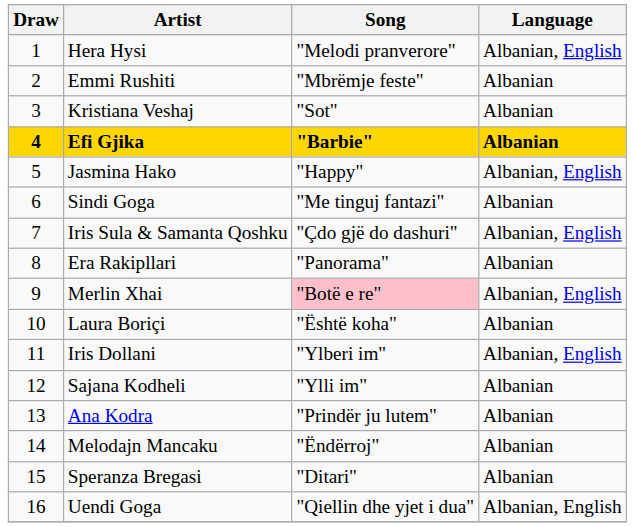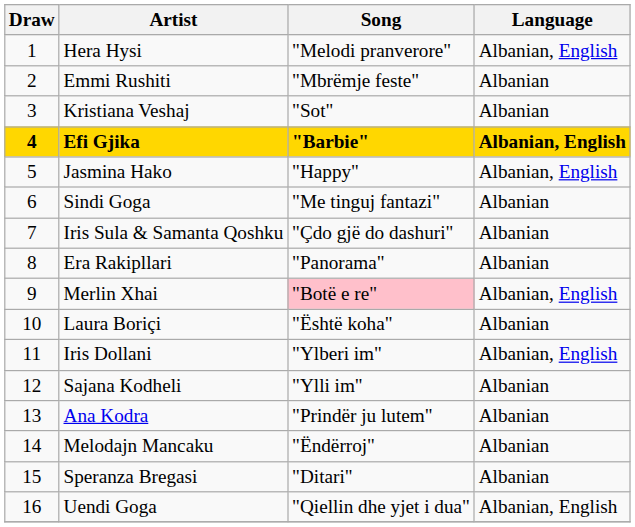(521, 141) Albanian -> (552, 141) Albanian, English
(552, 232) Albanian, English -> (514, 232) Albanian
